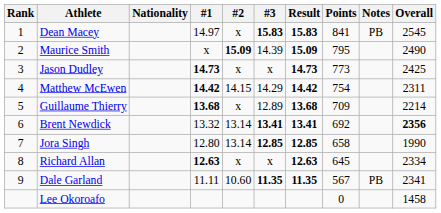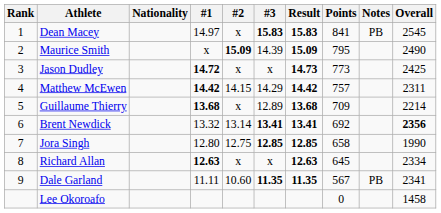(206, 69) 14.73 -> (206, 69) 14.72
(341, 87) 754 -> (341, 87) 757
(238, 143) 13.14 -> (238, 143) 12.75
